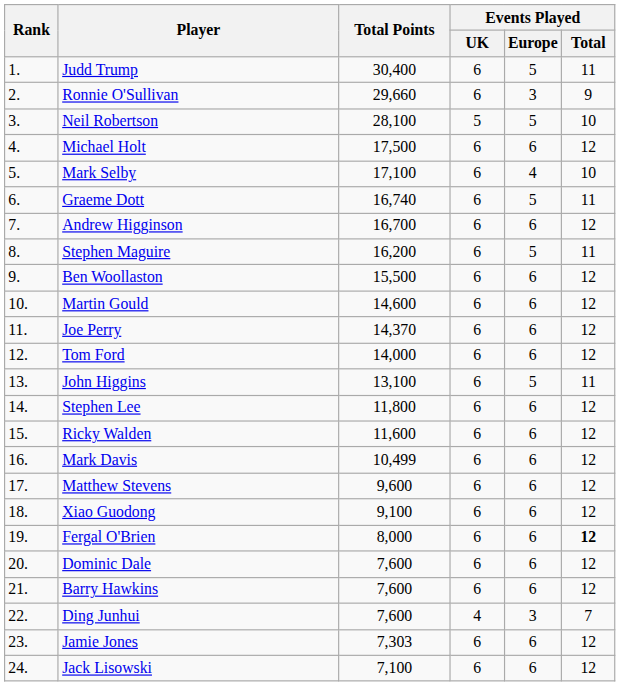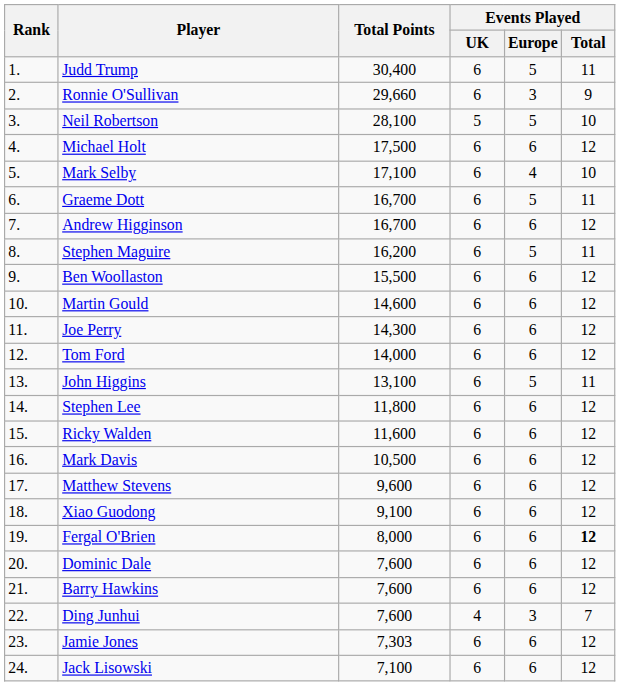(394, 199) 16,740 -> (394, 199) 16,700
(394, 329) 14,370 -> (394, 329) 14,300
(394, 459) 10,499 -> (394, 459) 10,500
